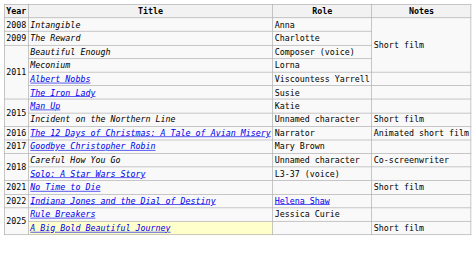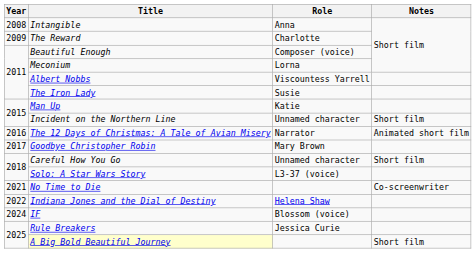(411, 160) Co-screenwriter -> (399, 160) Short film
(399, 187) Short film -> (411, 187) Co-screenwriter
+ row: (35, 214)
